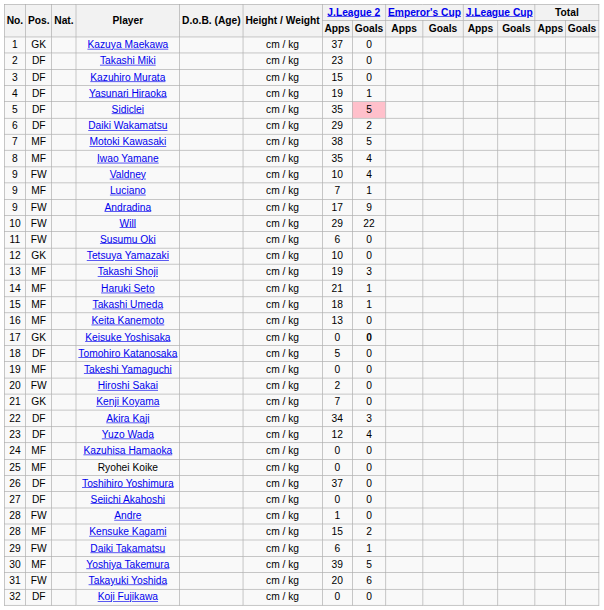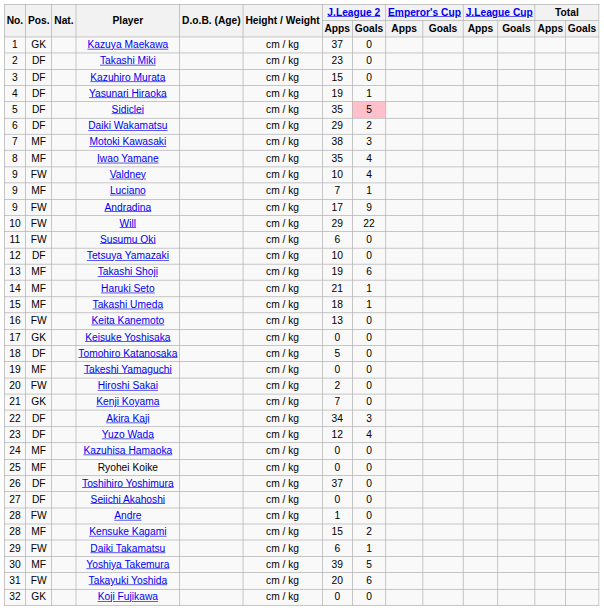(369, 142) 5 -> (369, 142) 3
(39, 256) GK -> (39, 256) DF
(369, 272) 3 -> (369, 272) 6
(39, 321) MF -> (39, 321) FW
(369, 337) bold -> (369, 337) normal
(39, 597) DF -> (39, 597) GK
